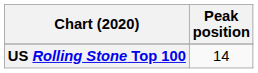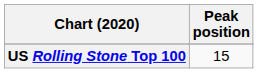(221, 56) 14 -> (221, 56) 15
